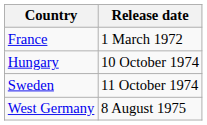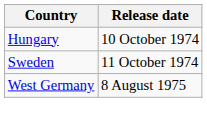- row: (28, 39)
